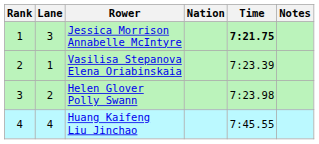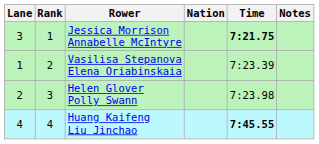columns swapped: (20, 13) <-> (50, 13)
(252, 124) normal -> (252, 124) bold
